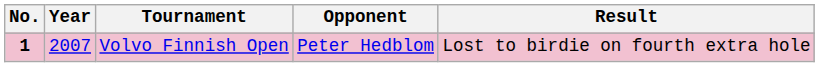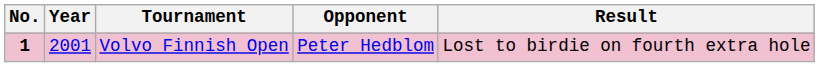(70, 48) 2007 -> (70, 48) 2001
